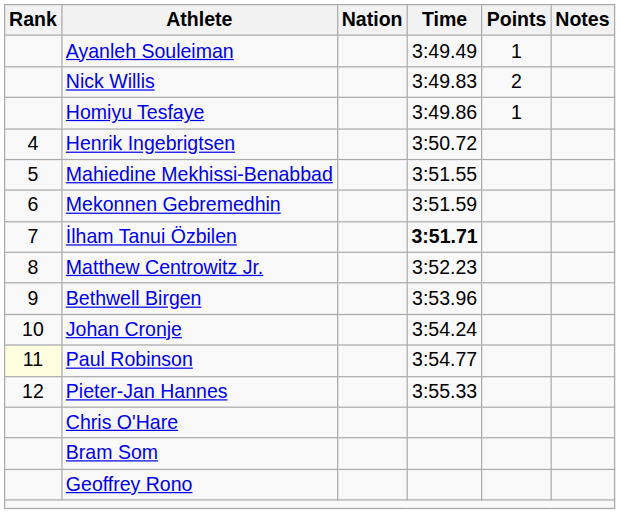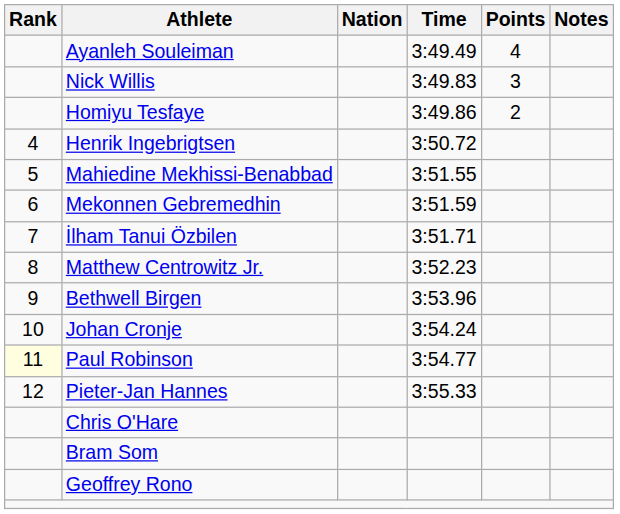(517, 50) 1 -> (515, 50) 4
(517, 81) 2 -> (515, 81) 3
(517, 112) 1 -> (515, 112) 2
(445, 236) bold -> (444, 236) normal
